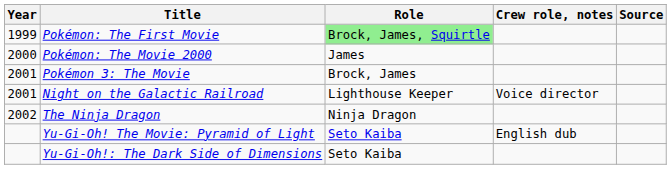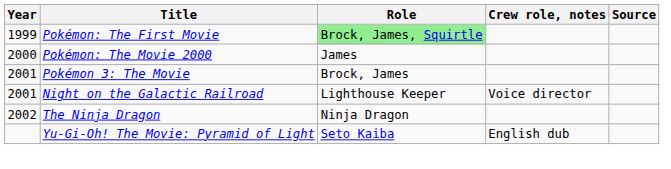- row: (182, 154)
